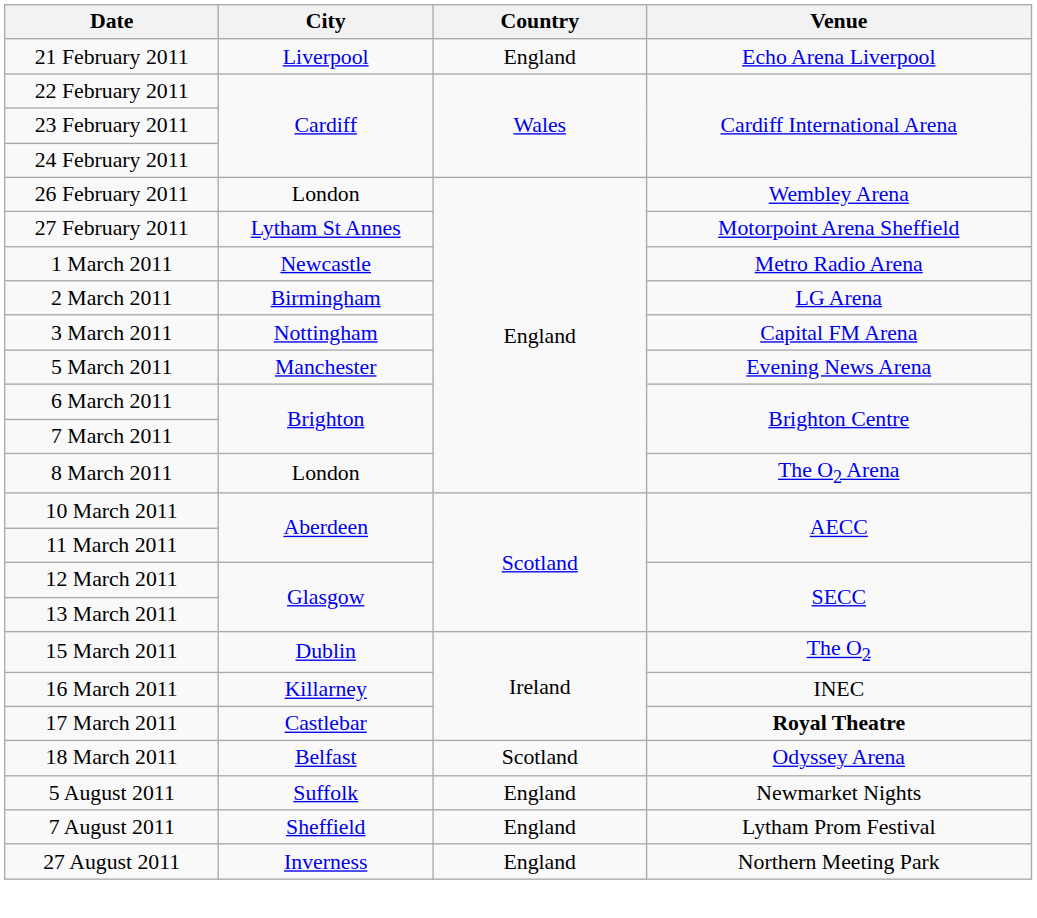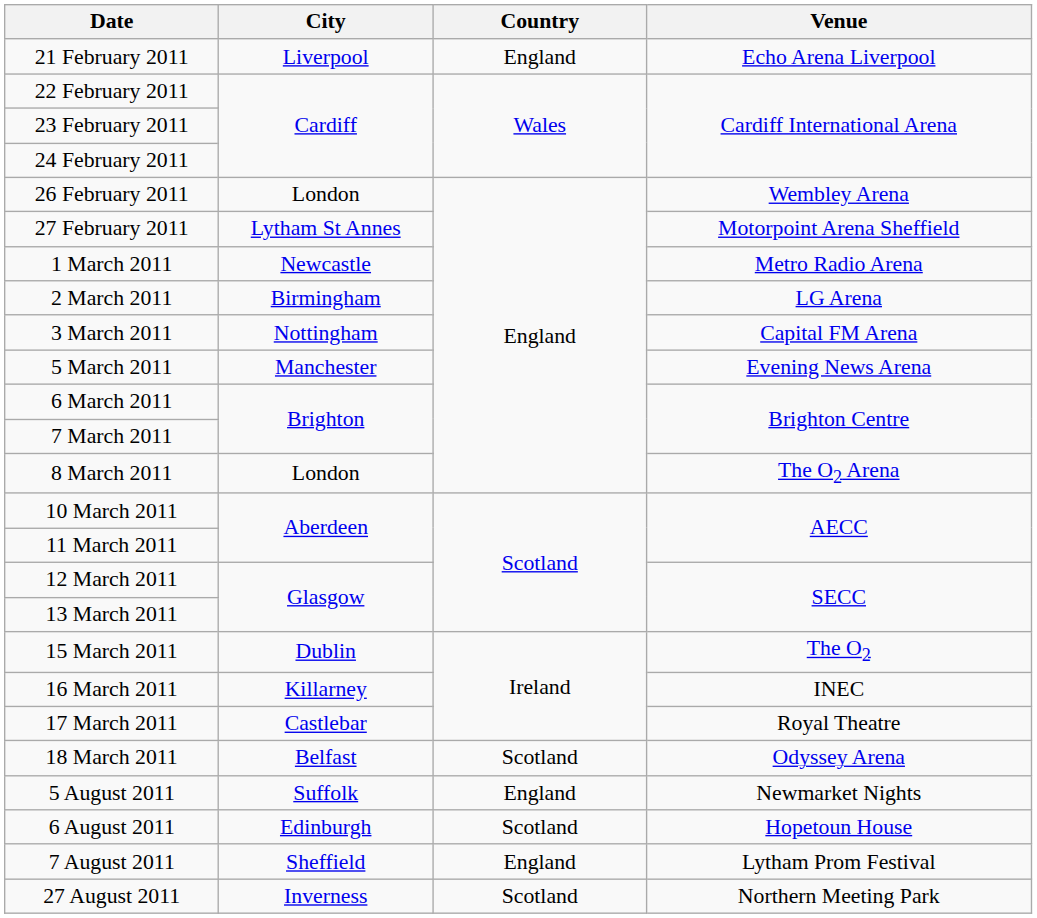(839, 723) bold -> (839, 723) normal
+ row: (112, 826)
(540, 861) England -> (540, 895) Scotland
